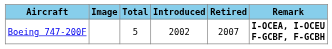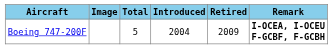(179, 31) 2002 -> (179, 31) 2004
(229, 31) 2007 -> (229, 31) 2009
